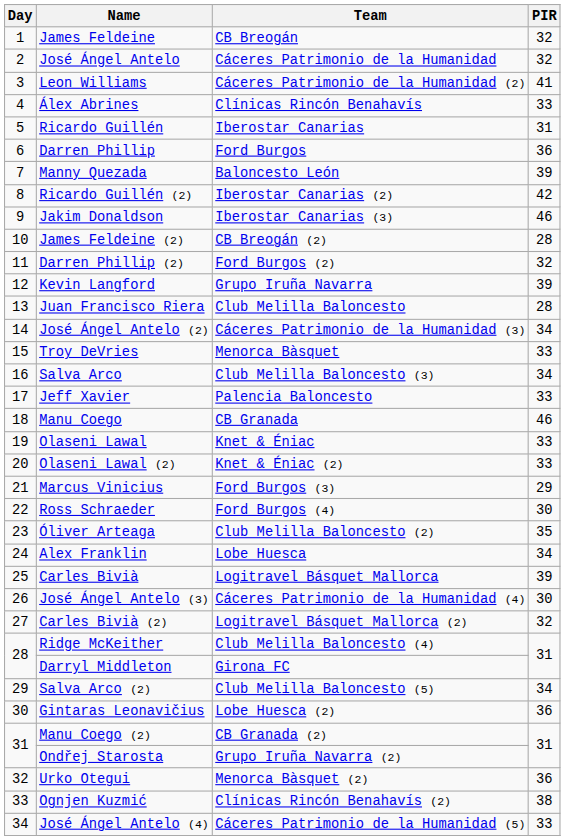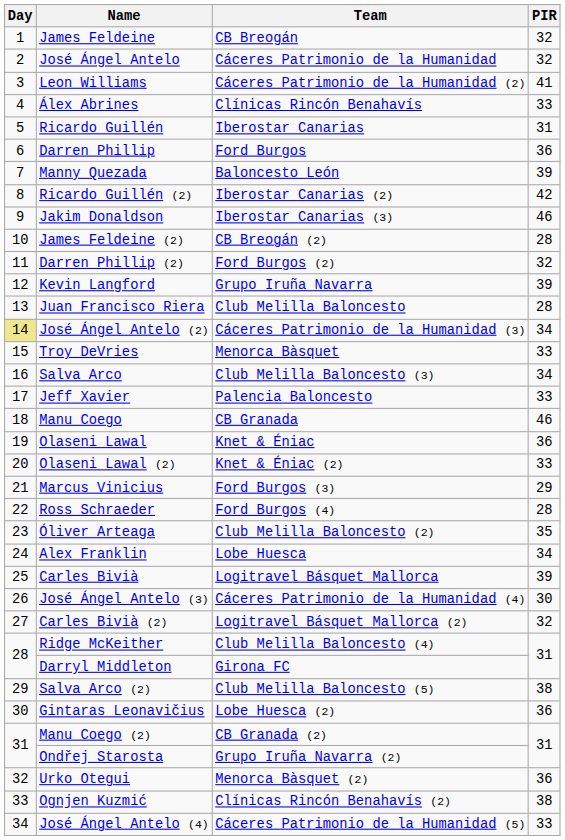(20, 330) no background -> (20, 330) khaki background
(544, 442) 33 -> (544, 442) 36
(544, 510) 30 -> (544, 510) 28
(544, 690) 34 -> (544, 690) 38
